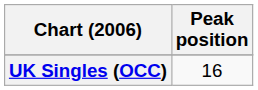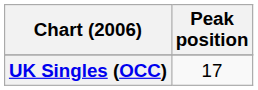(212, 70) 16 -> (212, 70) 17
